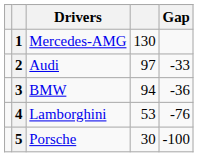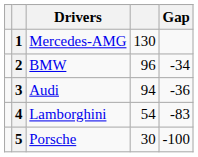(44, 66) Audi -> (48, 66) BMW
(148, 66) 97 -> (148, 66) 96
(180, 66) -33 -> (180, 66) -34
(48, 90) BMW -> (44, 90) Audi
(148, 114) 53 -> (148, 114) 54
(180, 114) -76 -> (180, 114) -83
